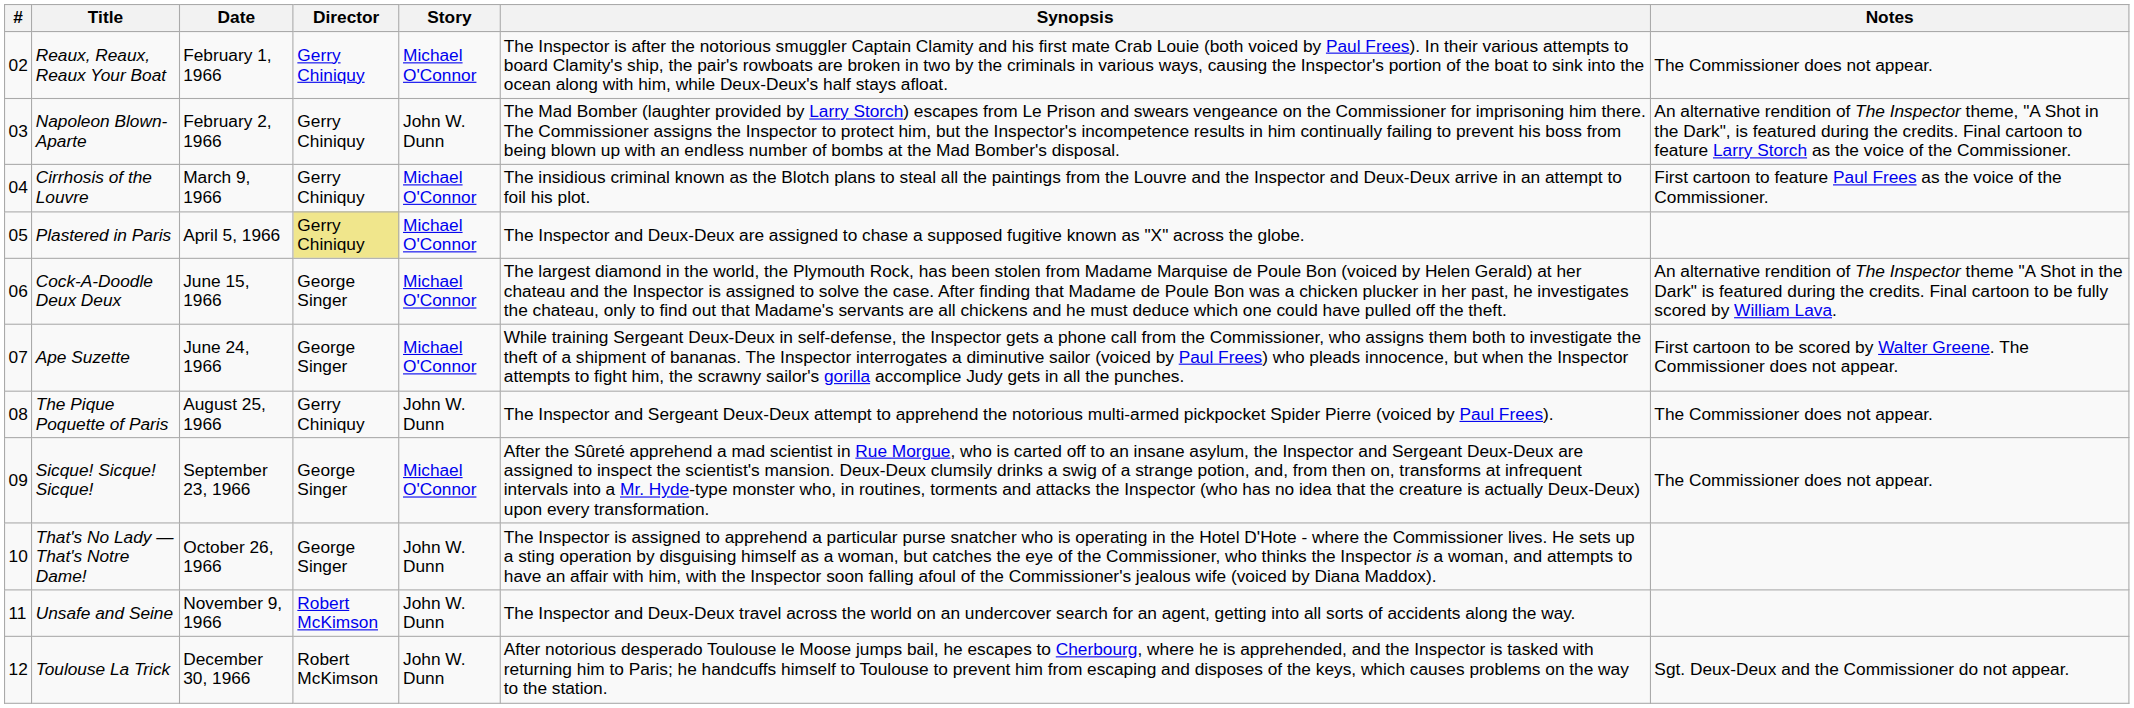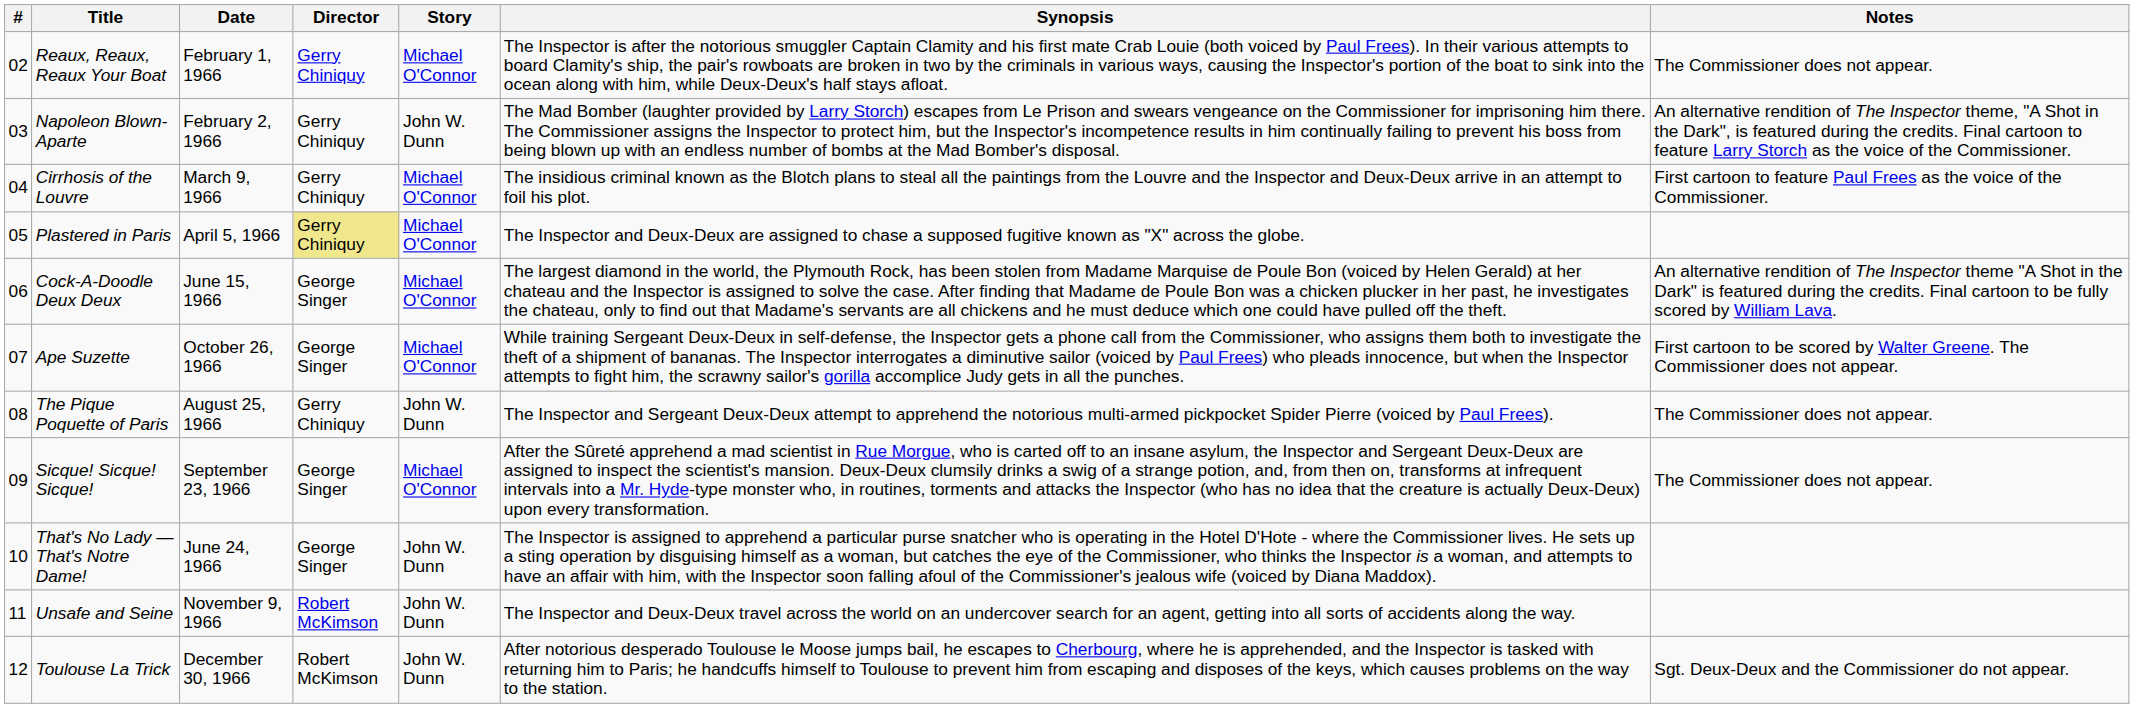(216, 357) June 24, 1966 -> (228, 357) October 26, 1966
(228, 556) October 26, 1966 -> (216, 556) June 24, 1966
